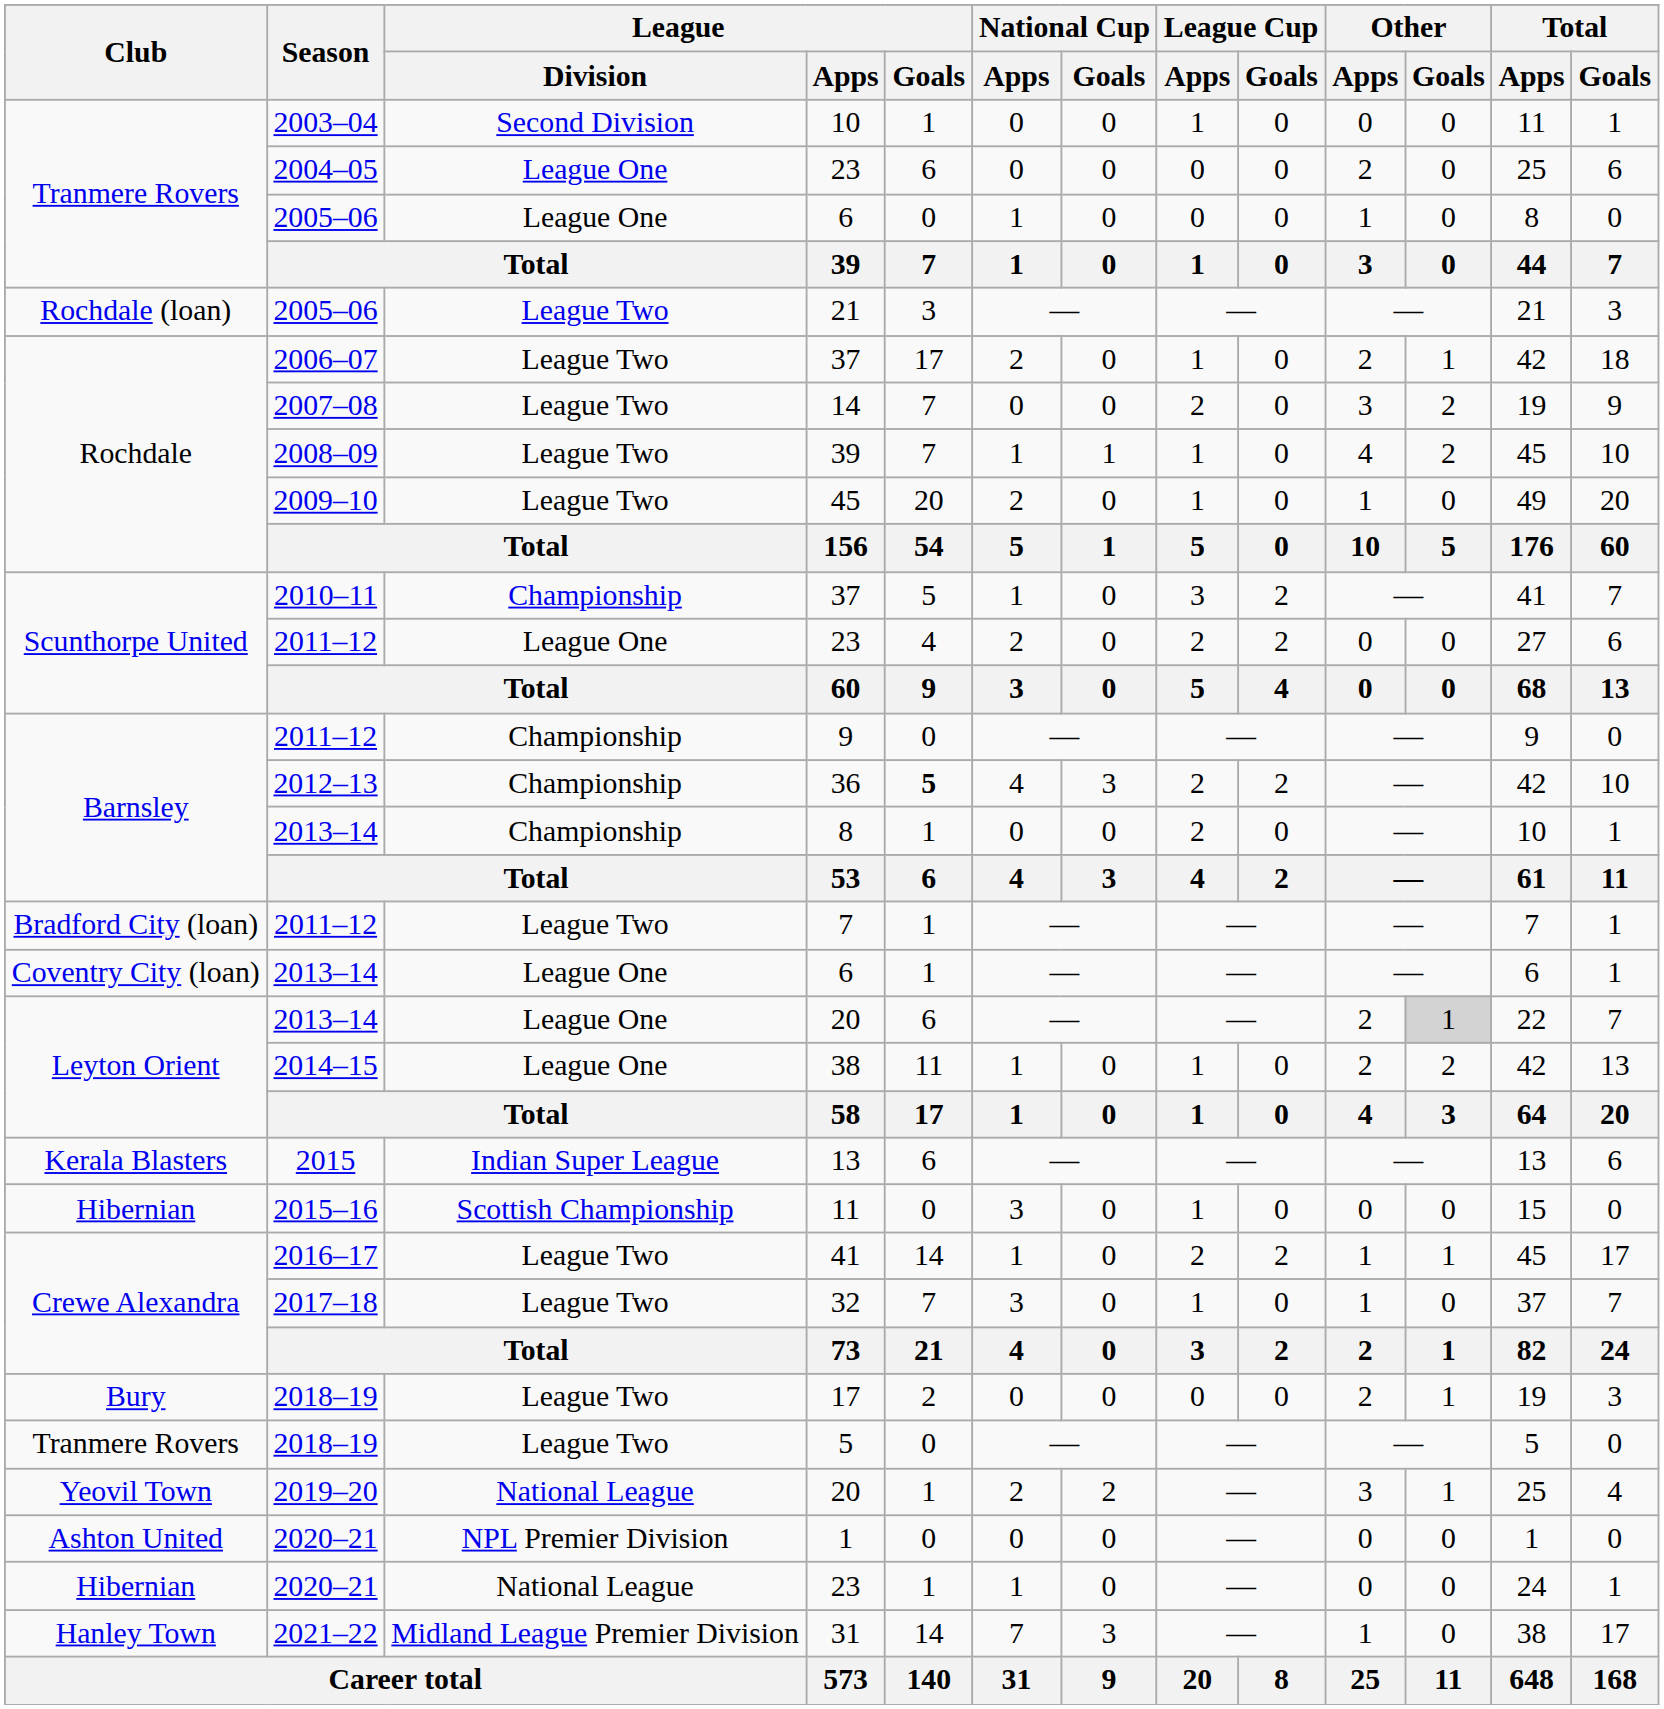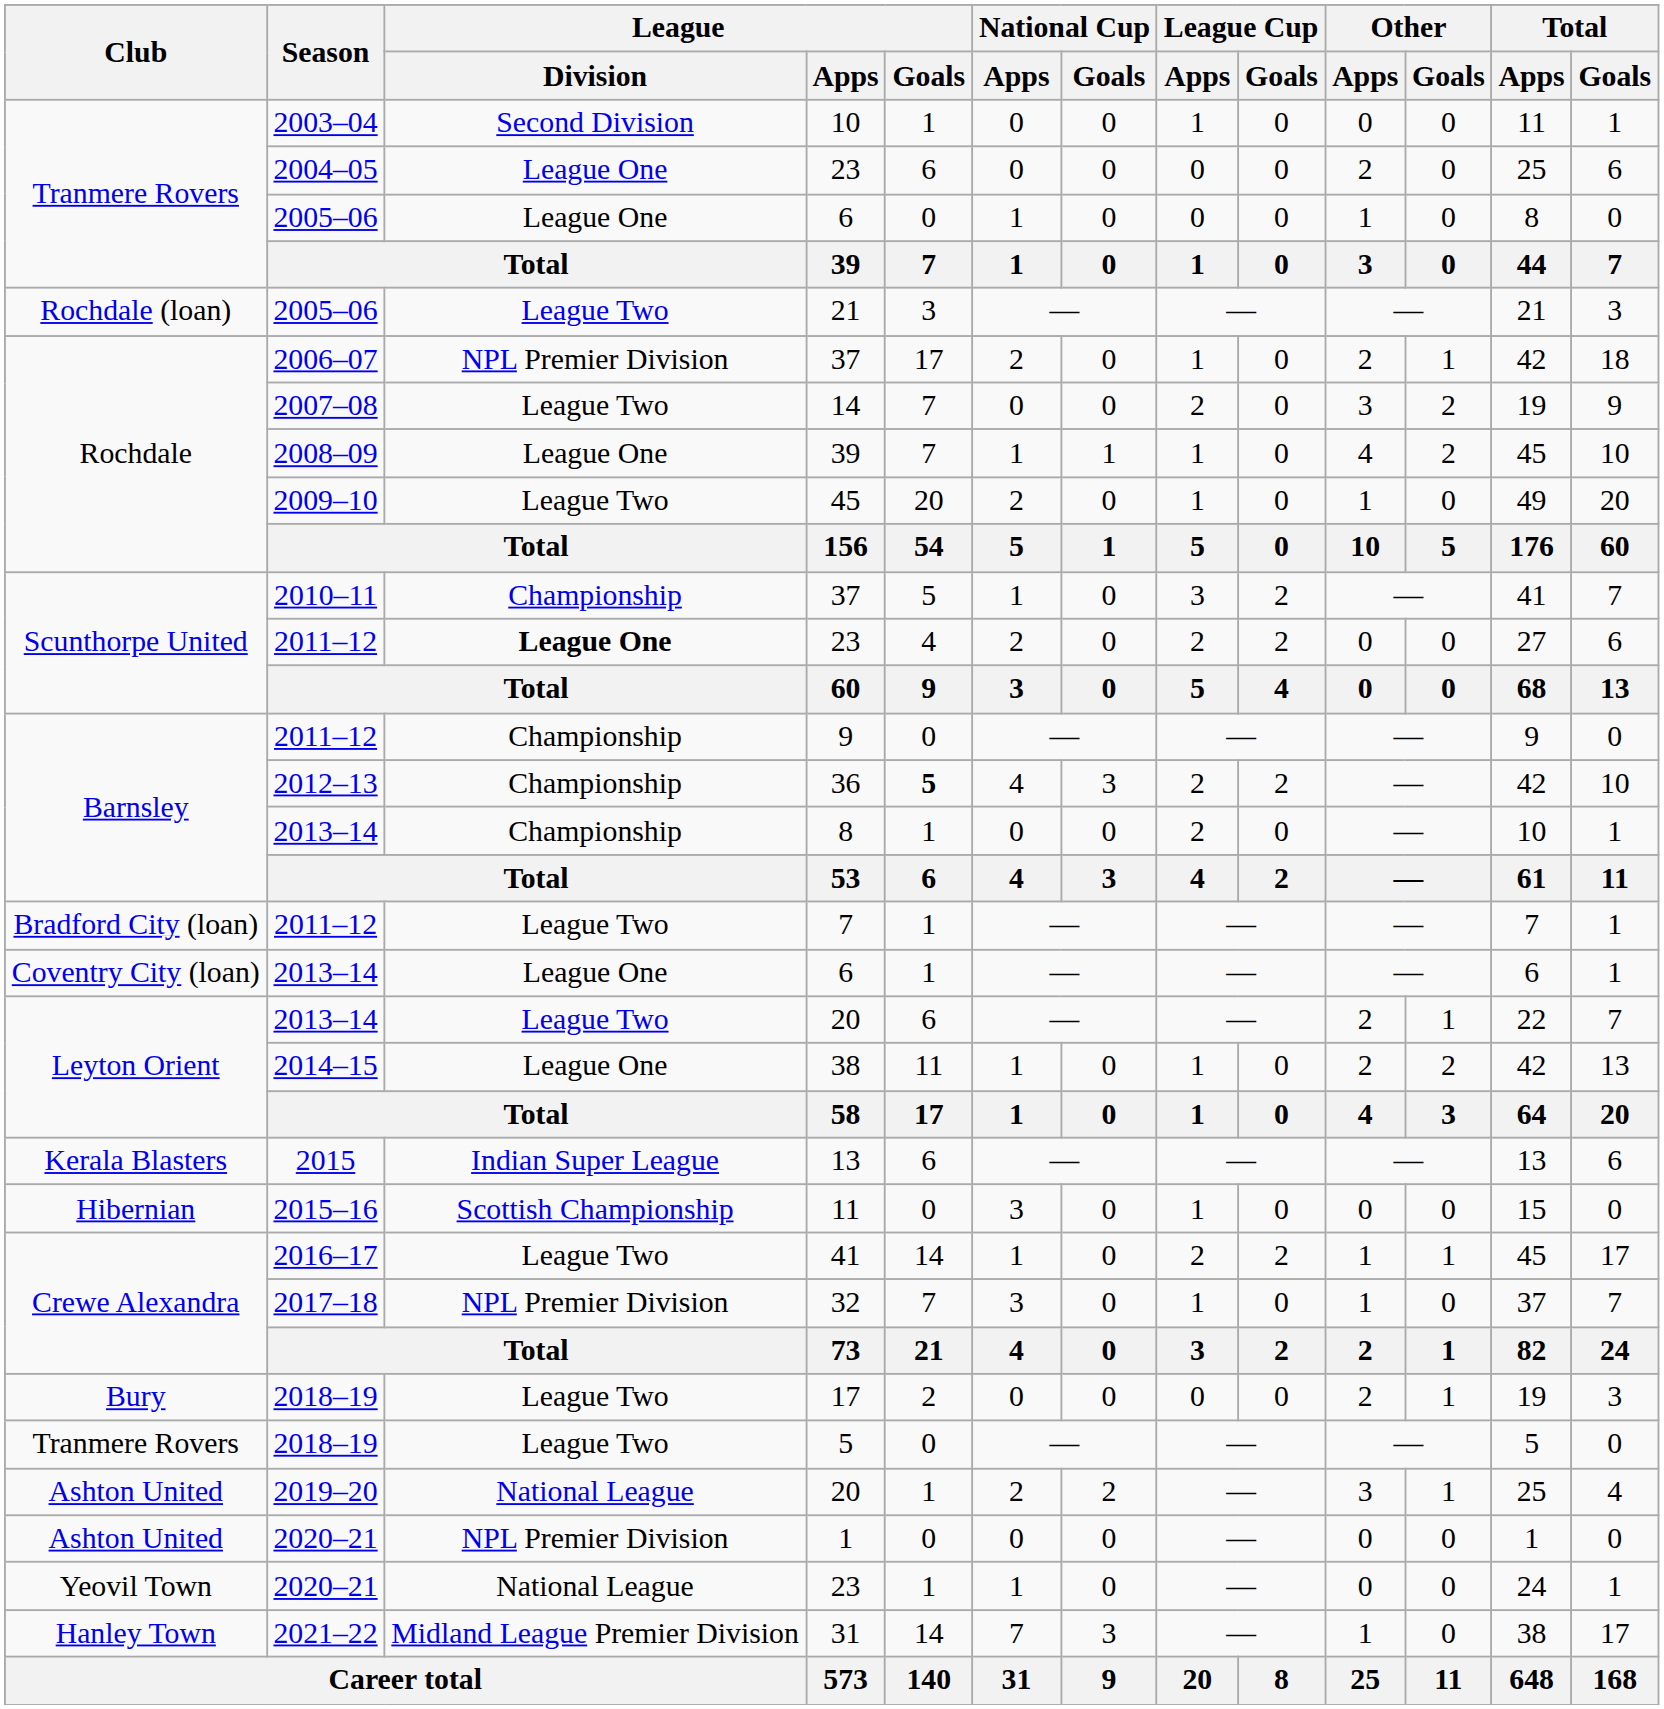(595, 358) League Two -> (595, 358) NPL Premier Division
(595, 452) League Two -> (595, 452) League One
(595, 641) normal -> (595, 641) bold
(595, 1019) League One -> (595, 1019) League Two
(1448, 1019) lightgrey background -> (1448, 1019) no background
(595, 1302) League Two -> (595, 1302) NPL Premier Division
(136, 1491) Yeovil Town -> (136, 1491) Ashton United
(136, 1585) Hibernian -> (136, 1585) Yeovil Town
